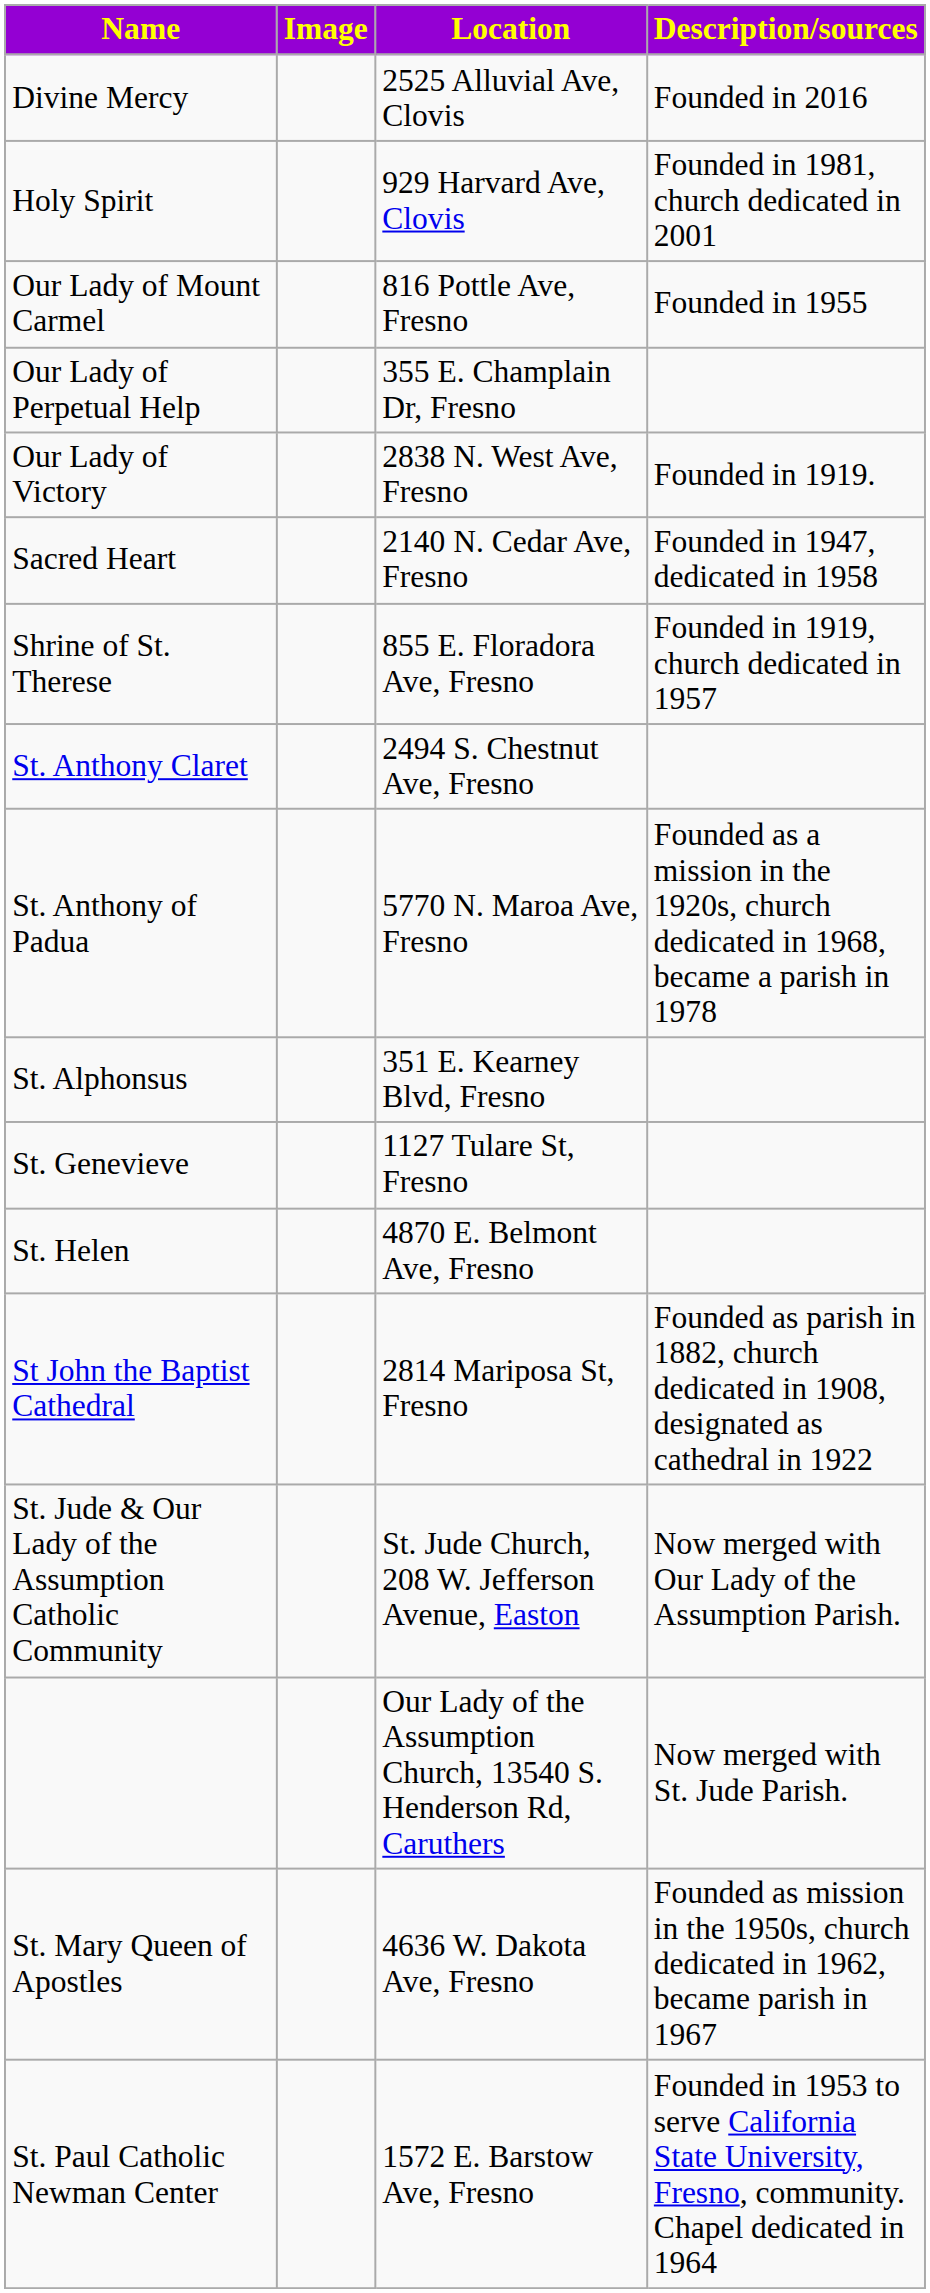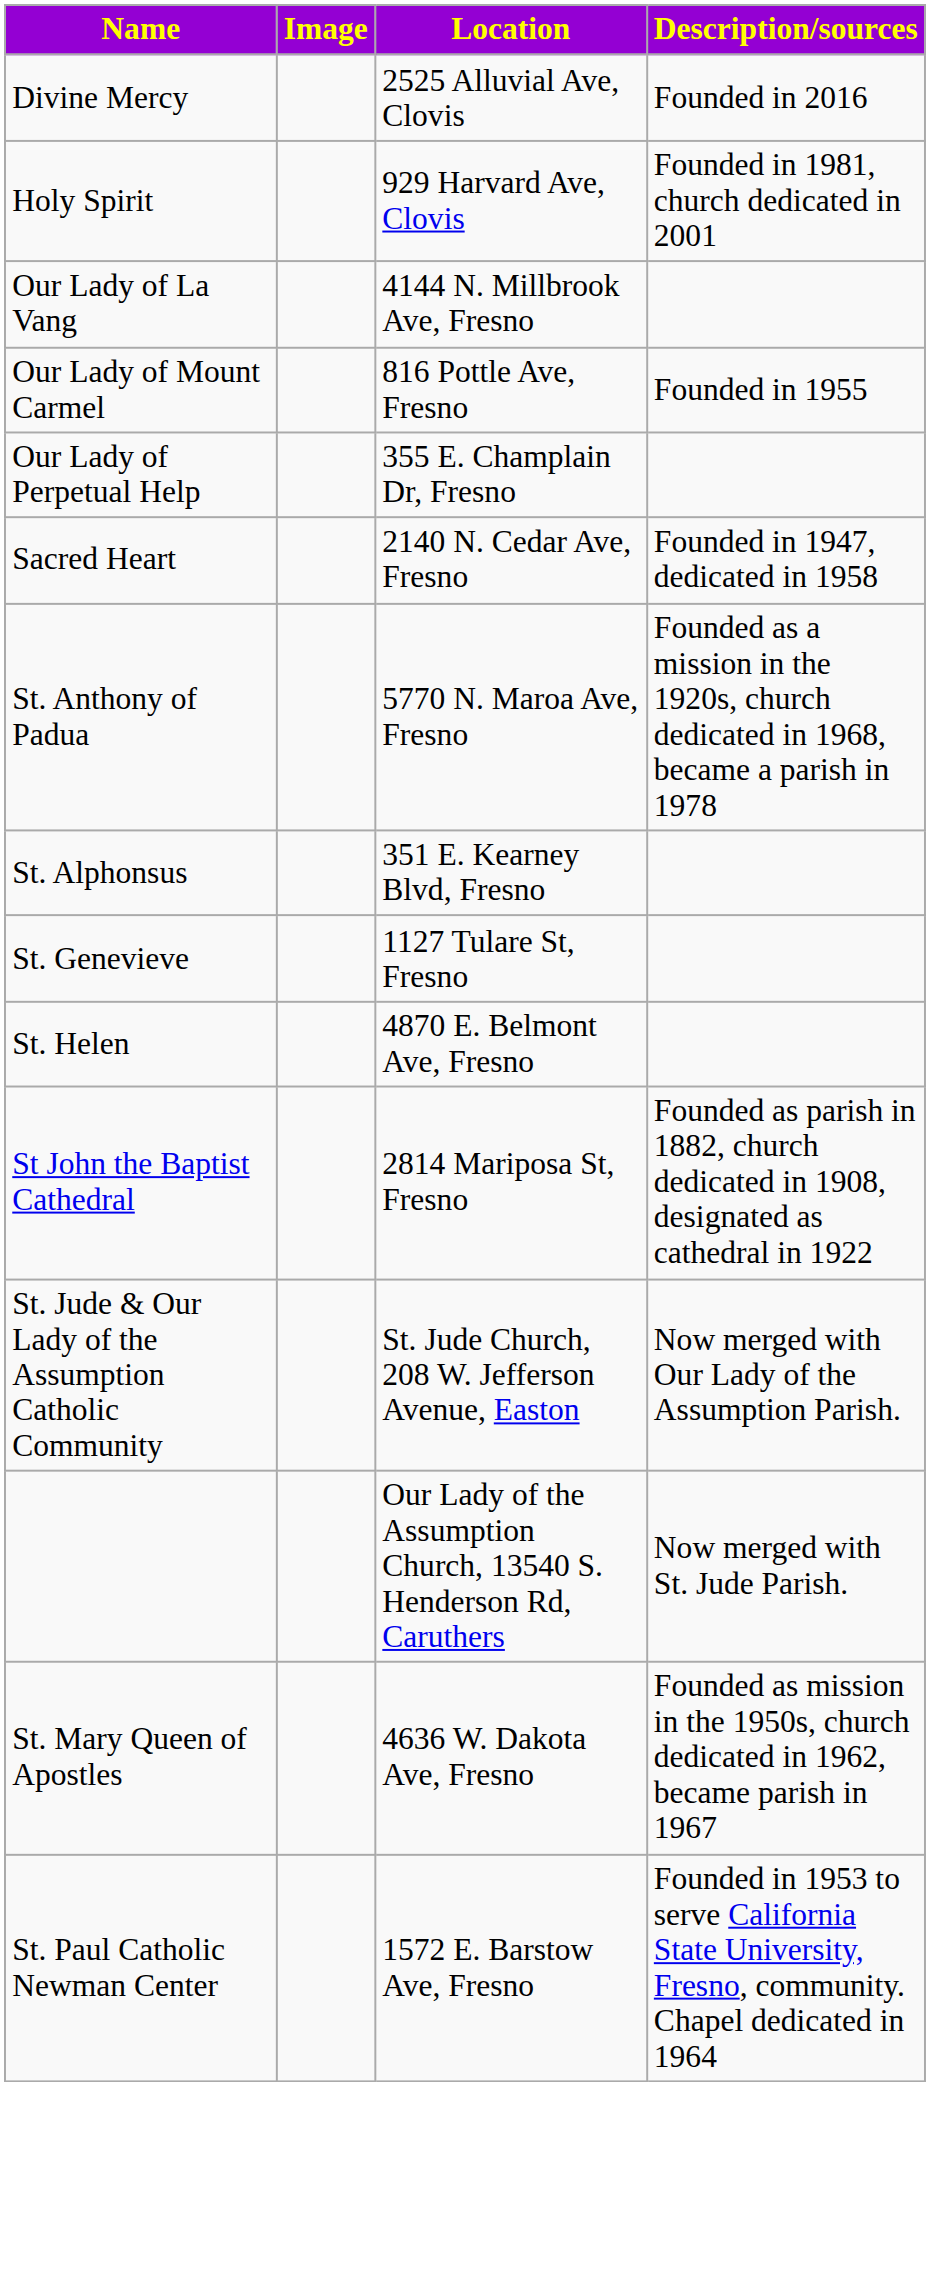+ row: (111, 303)
- row: (90, 474)
- row: (91, 663)
- row: (130, 766)
